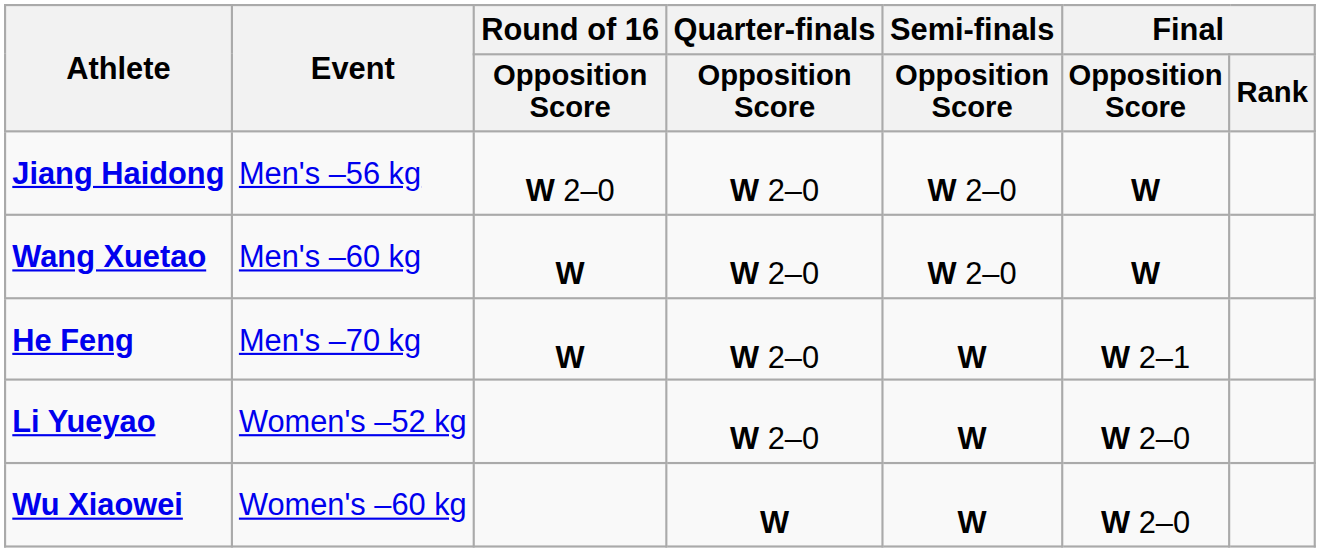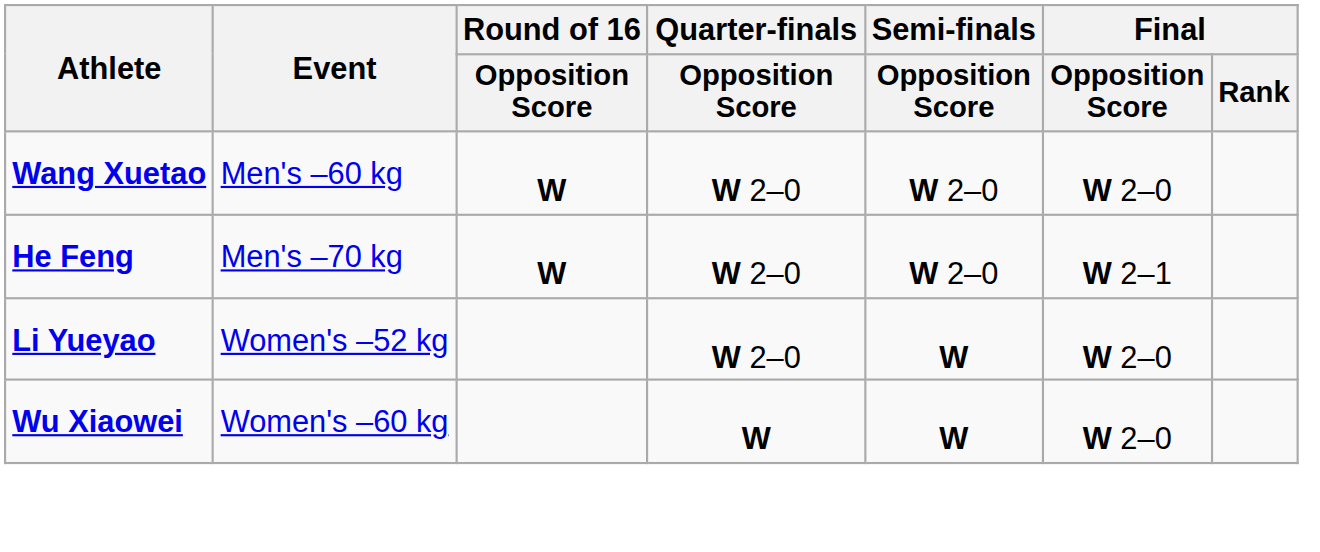- row: (118, 174)
(1146, 274) W -> (1127, 191) W 2–0
(972, 357) W -> (954, 274) W 2–0
